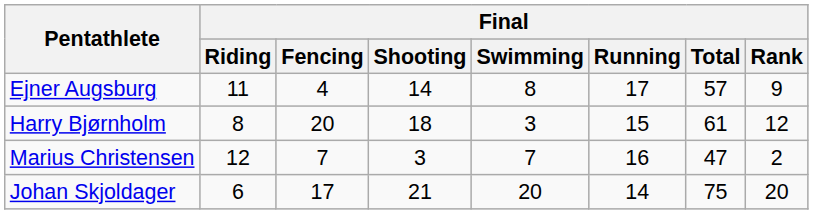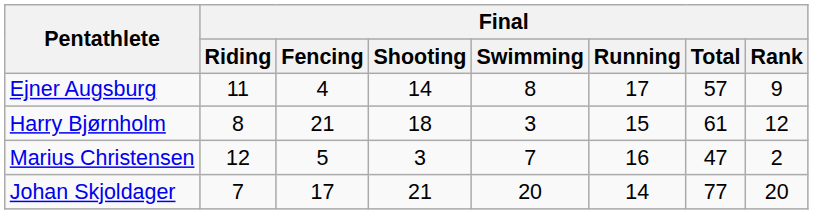(322, 124) 20 -> (322, 124) 21
(322, 158) 7 -> (322, 158) 5
(238, 192) 6 -> (238, 192) 7
(716, 192) 75 -> (716, 192) 77
